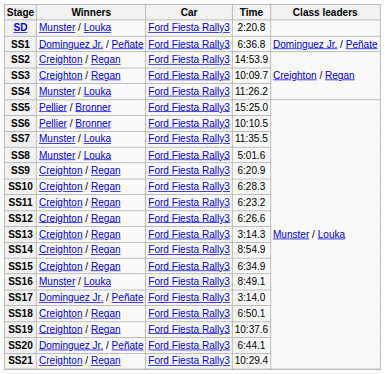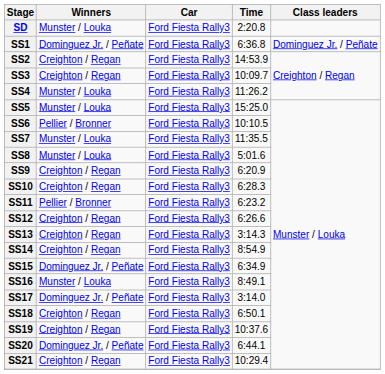(75, 107) Pellier / Bronner -> (75, 107) Munster / Louka
(80, 202) Creighton / Regan -> (75, 202) Pellier / Bronner
(80, 266) Creighton / Regan -> (91, 266) Dominguez Jr. / Peñate
